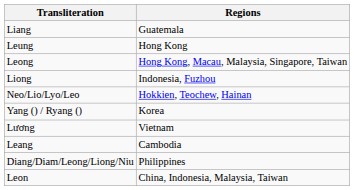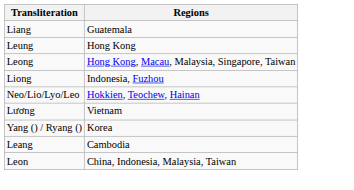rows swapped: (44, 111) <-> (21, 128)
- row: (70, 161)
